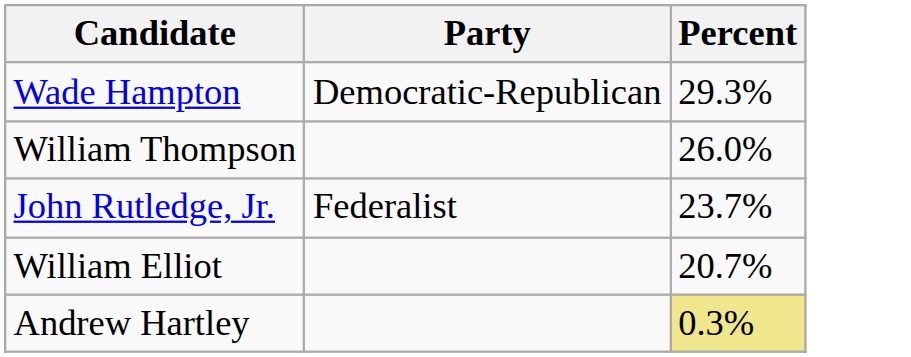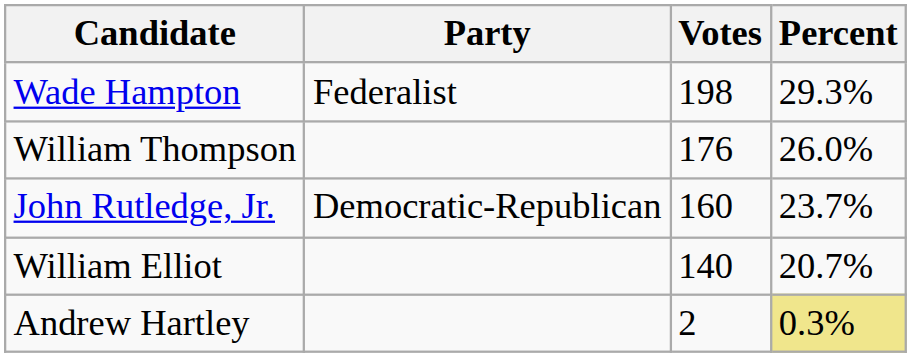+ column: (720, 33)
(487, 91) Democratic-Republican -> (385, 91) Federalist
(385, 206) Federalist -> (487, 206) Democratic-Republican
